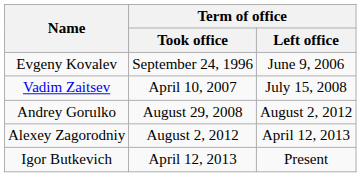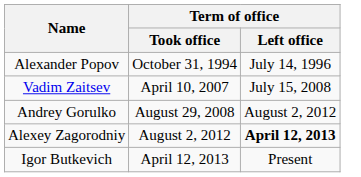+ row: (67, 64)
- row: (67, 64)
(306, 135) normal -> (290, 135) bold
